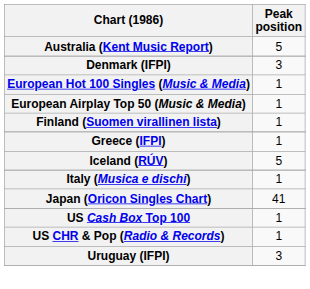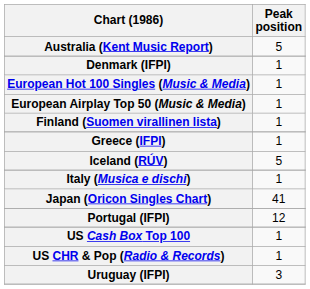(279, 65) 3 -> (279, 65) 1
+ row: (129, 217)
